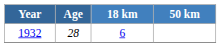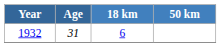(73, 33) 28 -> (73, 33) 31
